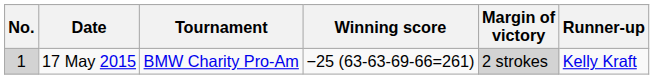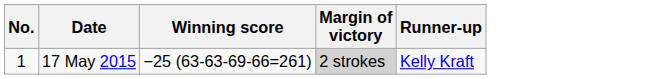- column: (221, 27)
(21, 62) lightgrey background -> (21, 62) no background
